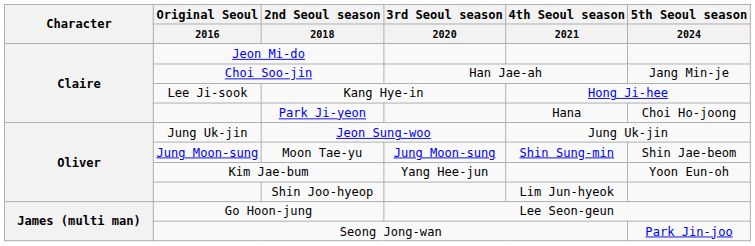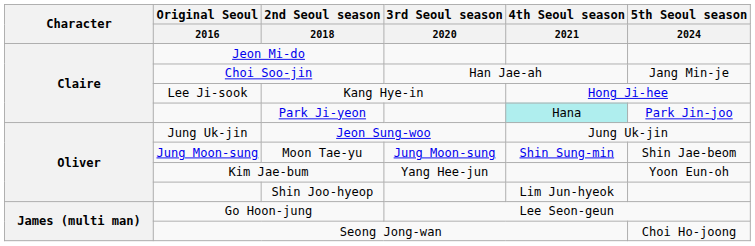(567, 113) no background -> (567, 113) paleturquoise background
(689, 113) Choi Ho-joong -> (689, 113) Park Jin-joo
(689, 231) Park Jin-joo -> (689, 231) Choi Ho-joong
